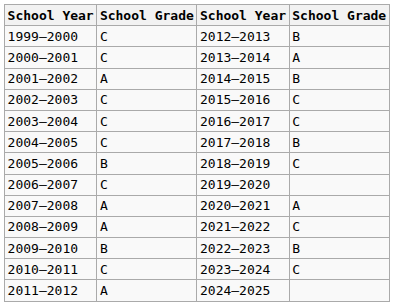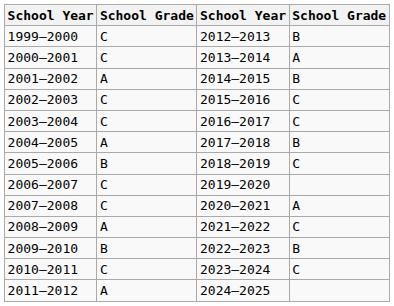(104, 142) C -> (104, 142) A
(104, 206) A -> (104, 206) C
